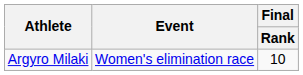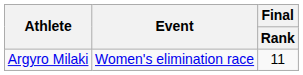(278, 60) 10 -> (278, 60) 11
